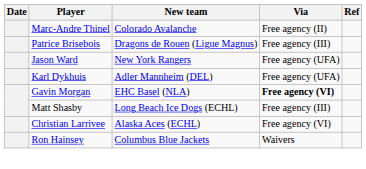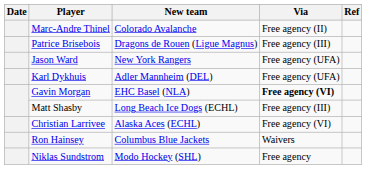+ row: (68, 156)
